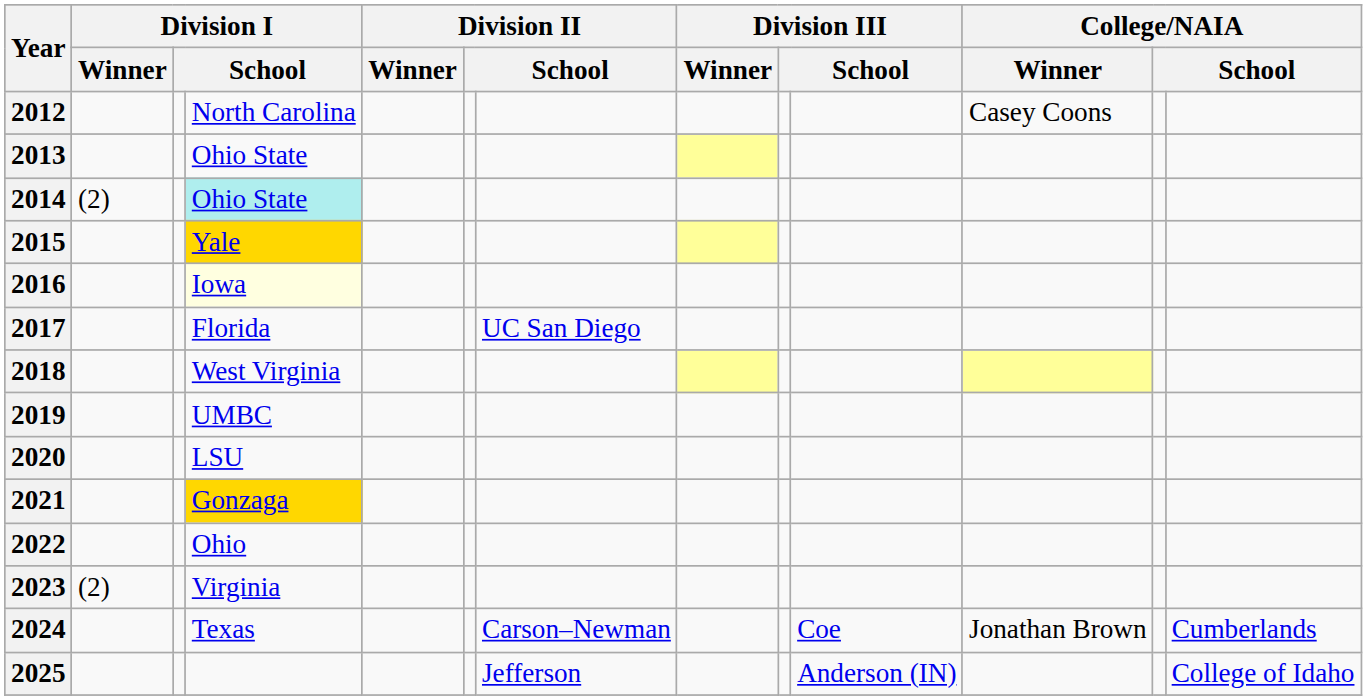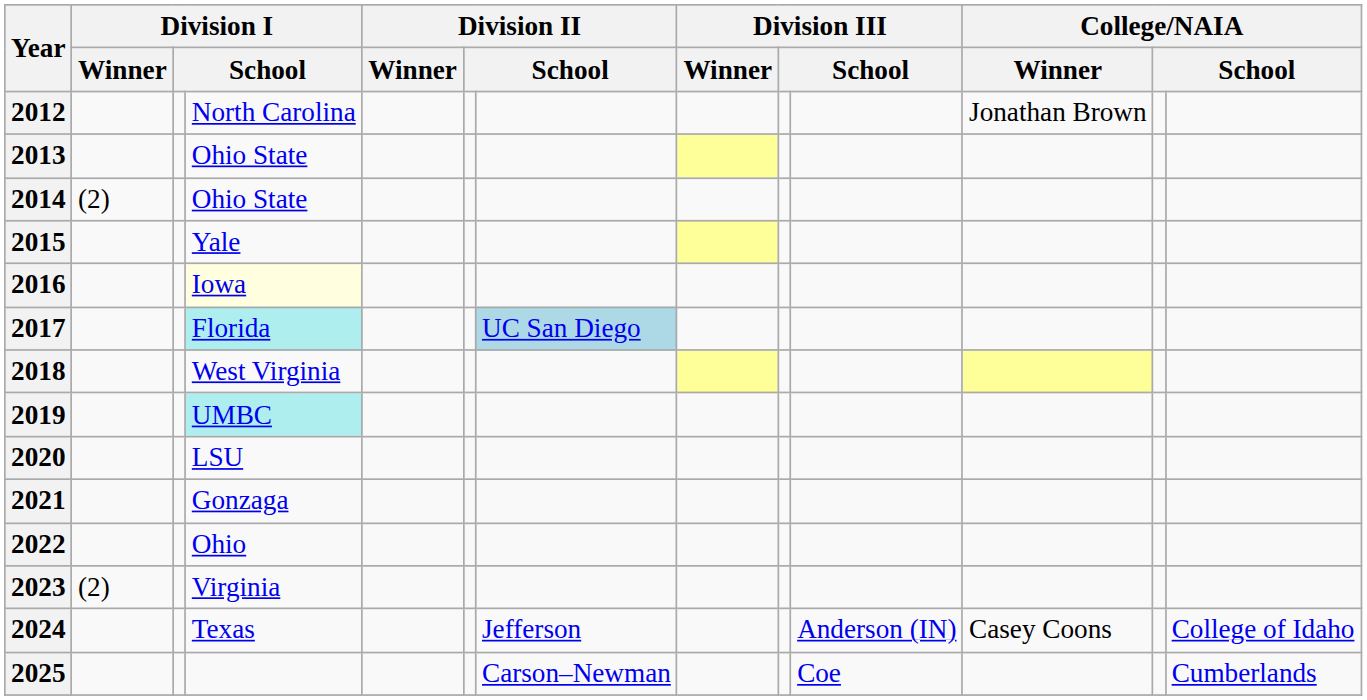(1040, 112) Casey Coons -> (1058, 112) Jonathan Brown
(250, 198) paleturquoise background -> (250, 198) no background
(216, 241) gold background -> (216, 241) no background
(231, 328) no background -> (231, 328) paleturquoise background
(561, 328) no background -> (561, 328) lightblue background
(232, 414) no background -> (232, 414) paleturquoise background
(240, 500) gold background -> (240, 500) no background
(576, 629) Carson–Newman -> (532, 629) Jefferson
(819, 629) Coe -> (877, 629) Anderson (IN)
(1058, 629) Jonathan Brown -> (1040, 629) Casey Coons
(1244, 629) Cumberlands -> (1263, 629) College of Idaho
(532, 673) Jefferson -> (576, 673) Carson–Newman
(877, 673) Anderson (IN) -> (819, 673) Coe
(1263, 673) College of Idaho -> (1244, 673) Cumberlands
